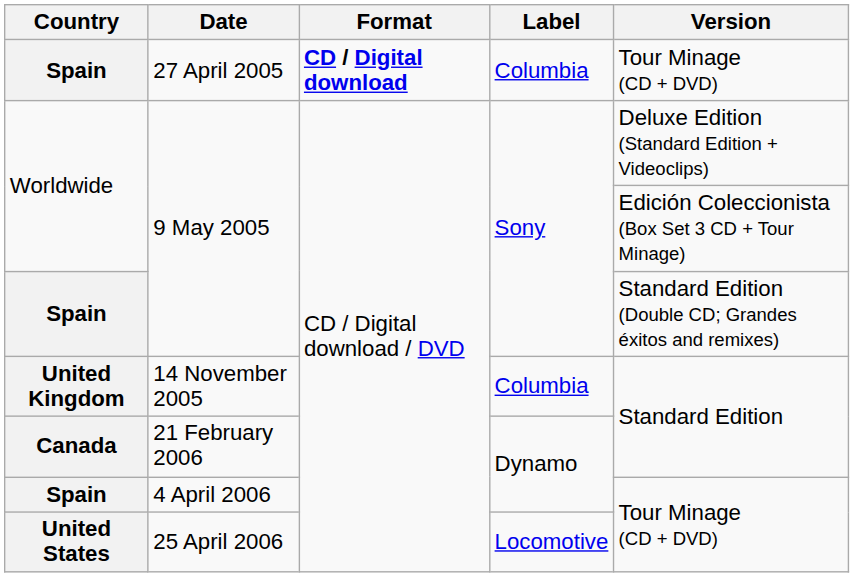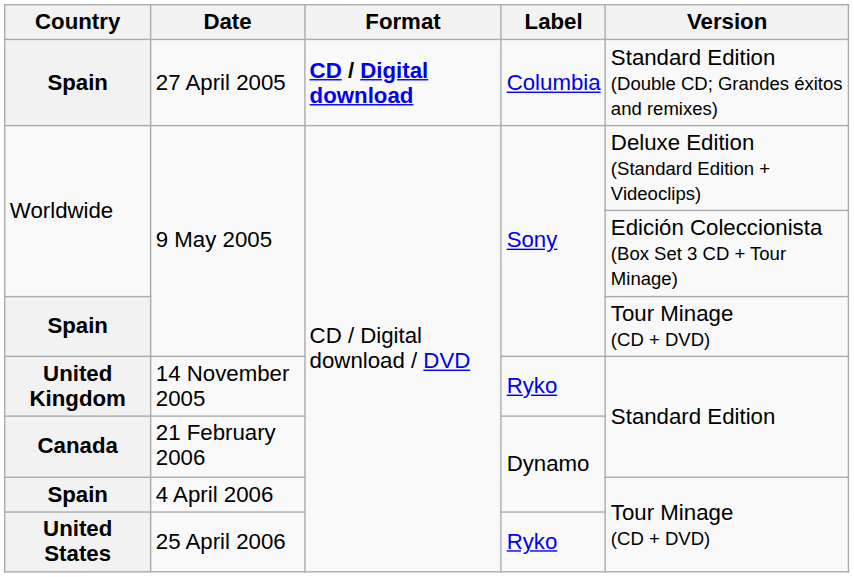(680, 69) Tour Minage (CD + DVD) -> (727, 82) Standard Edition (Double CD; Grandes éxitos and remixes)
(708, 313) Standard Edition (Double CD; Grandes éxitos and remixes) -> (672, 325) Tour Minage (CD + DVD)
(542, 386) Columbia -> (532, 386) Ryko
(551, 541) Locomotive -> (532, 541) Ryko
